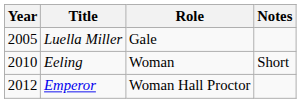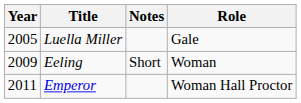columns swapped: (190, 16) <-> (275, 16)
(23, 62) 2010 -> (23, 62) 2009
(23, 86) 2012 -> (22, 86) 2011
